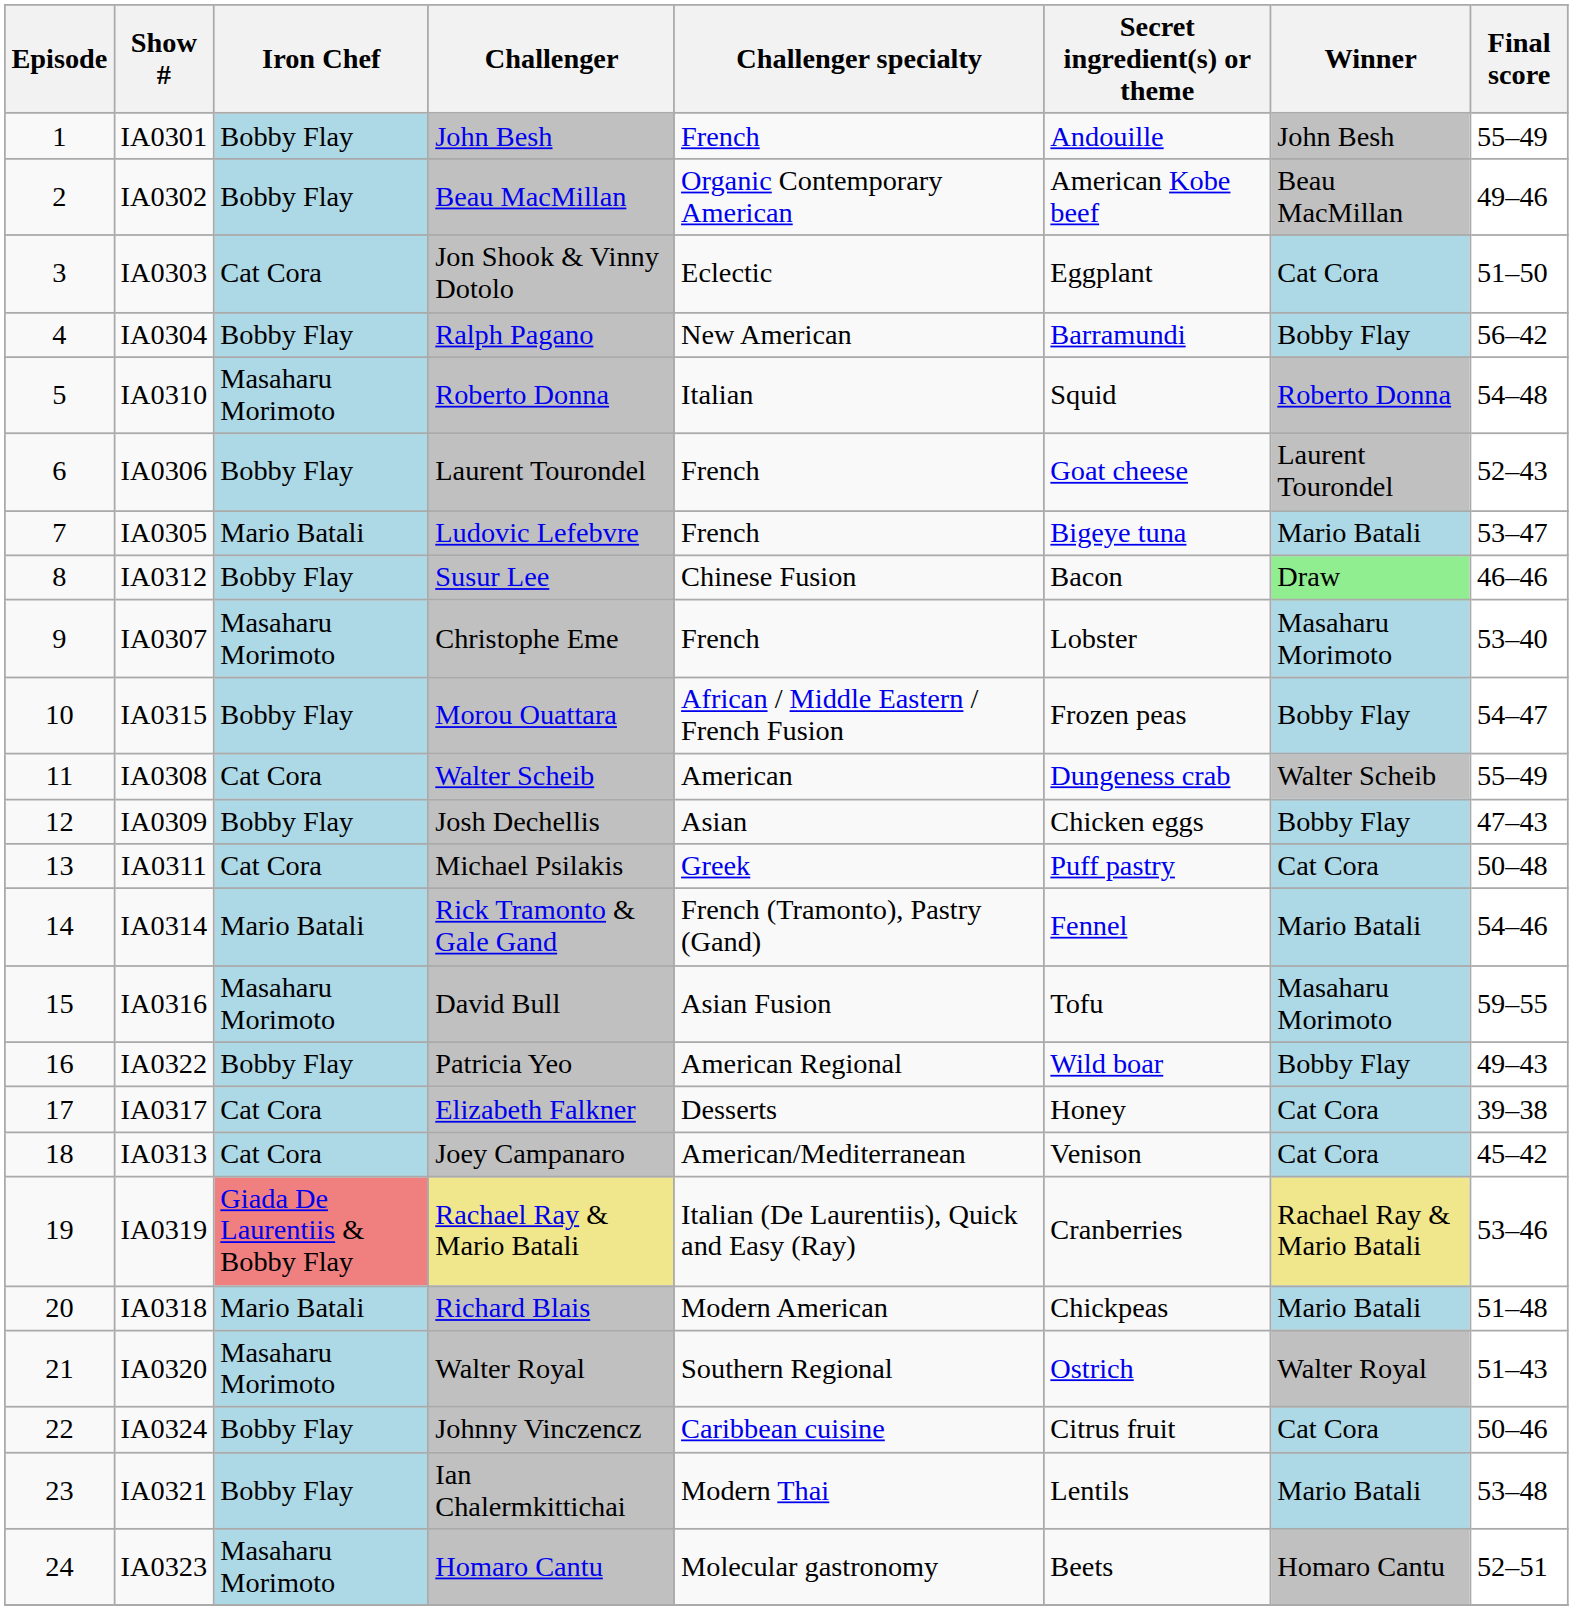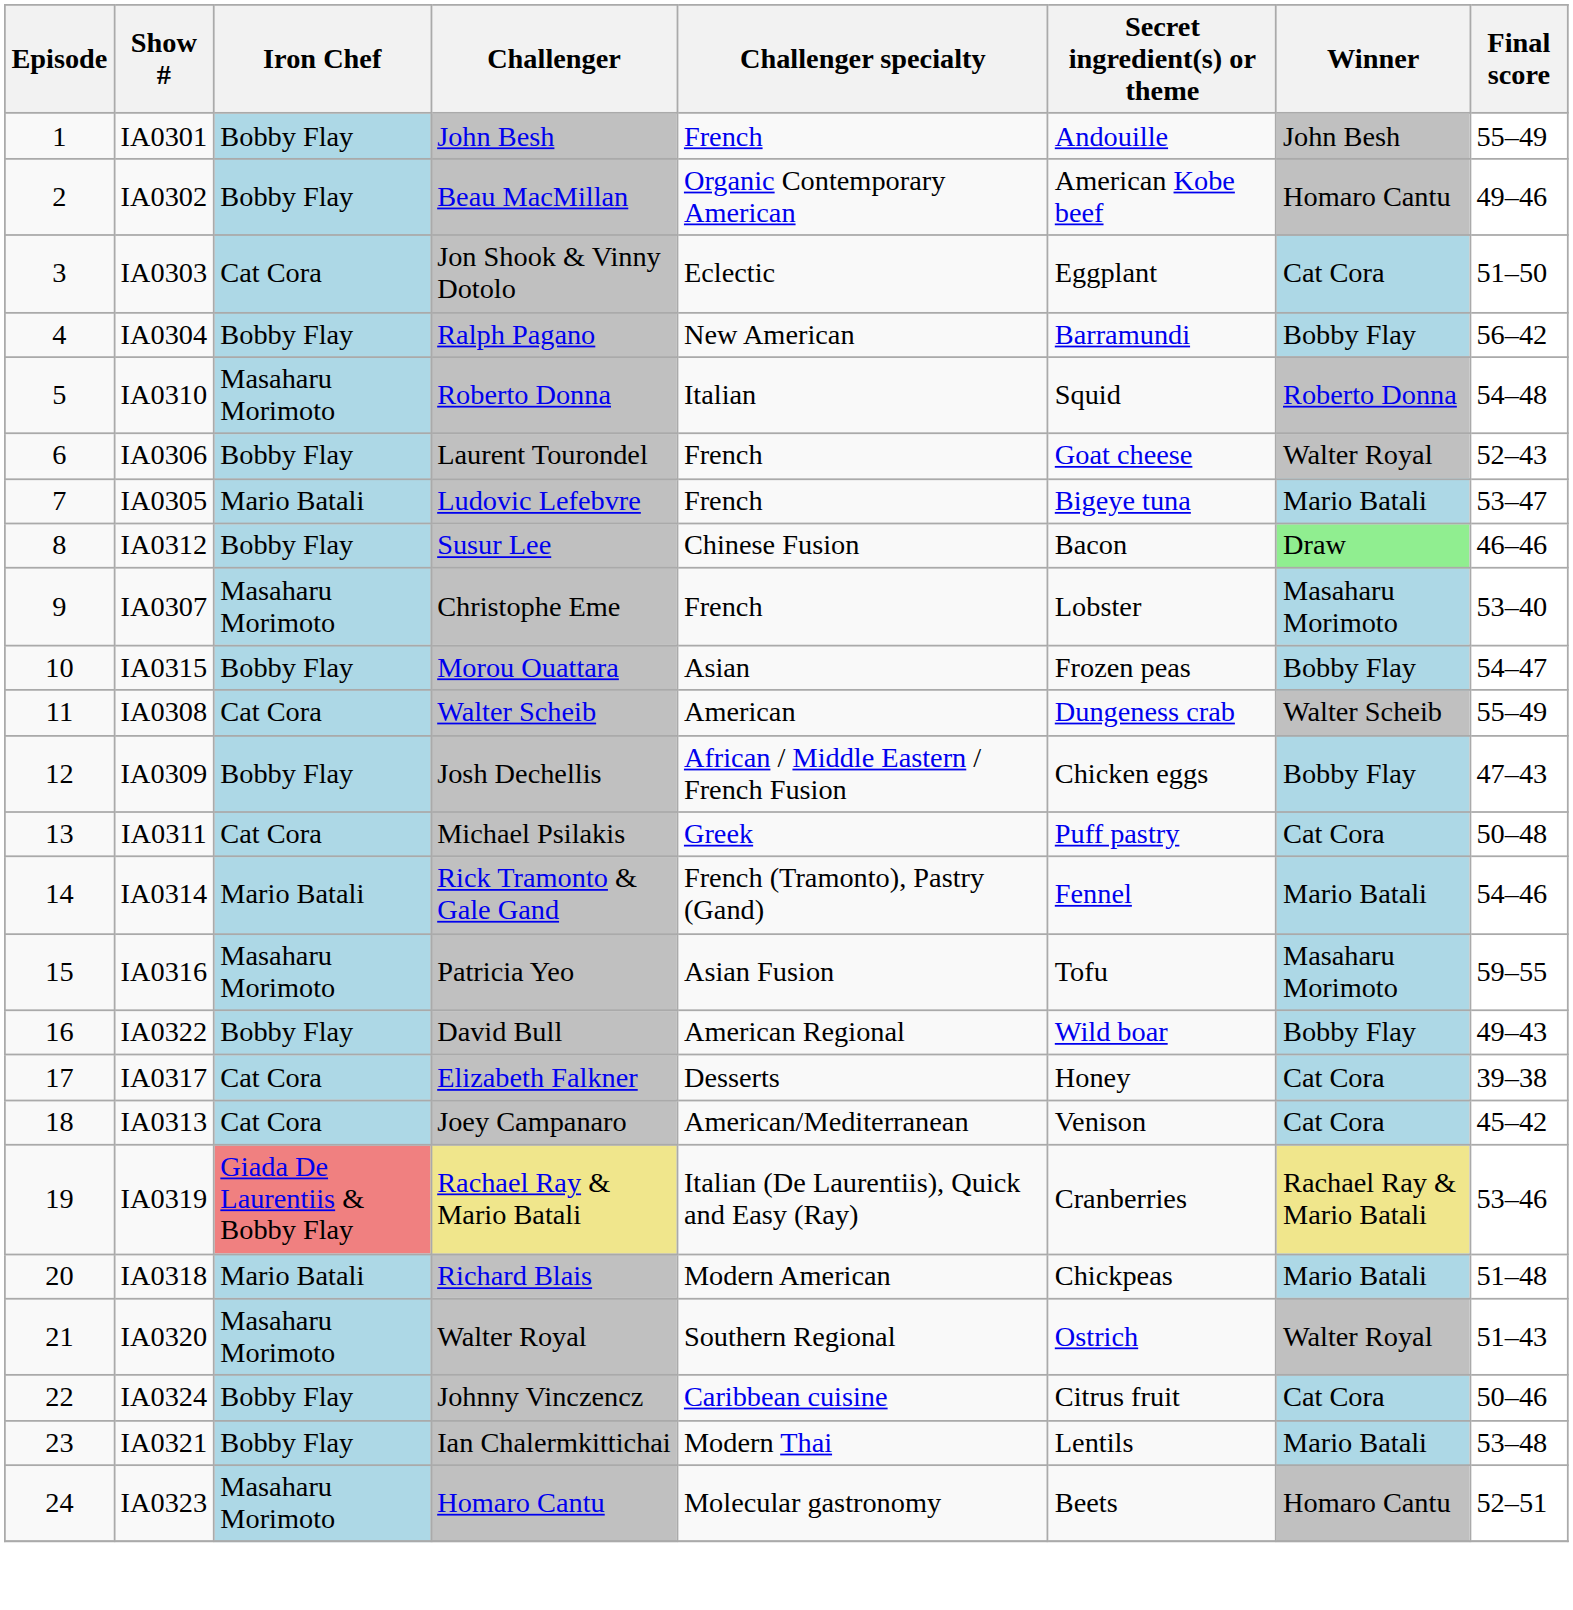(1340, 196) Beau MacMillan -> (1367, 196) Homaro Cantu
(1335, 471) Laurent Tourondel -> (1358, 455) Walter Royal
(830, 715) African / Middle Eastern / French Fusion -> (717, 667) Asian
(714, 820) Asian -> (833, 773) African / Middle Eastern / French Fusion
(498, 1003) David Bull -> (506, 971) Patricia Yeo
(504, 1064) Patricia Yeo -> (500, 1032) David Bull
